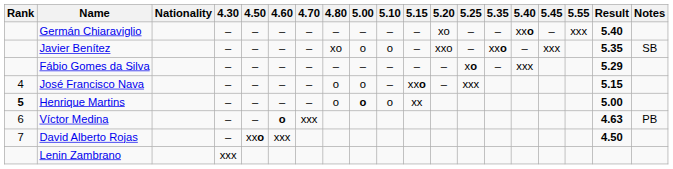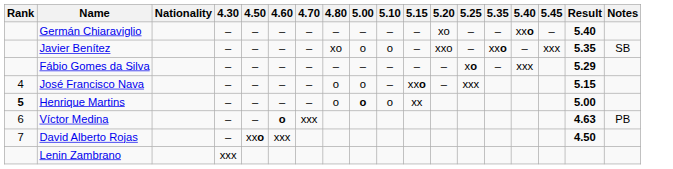- column: (579, 13)
